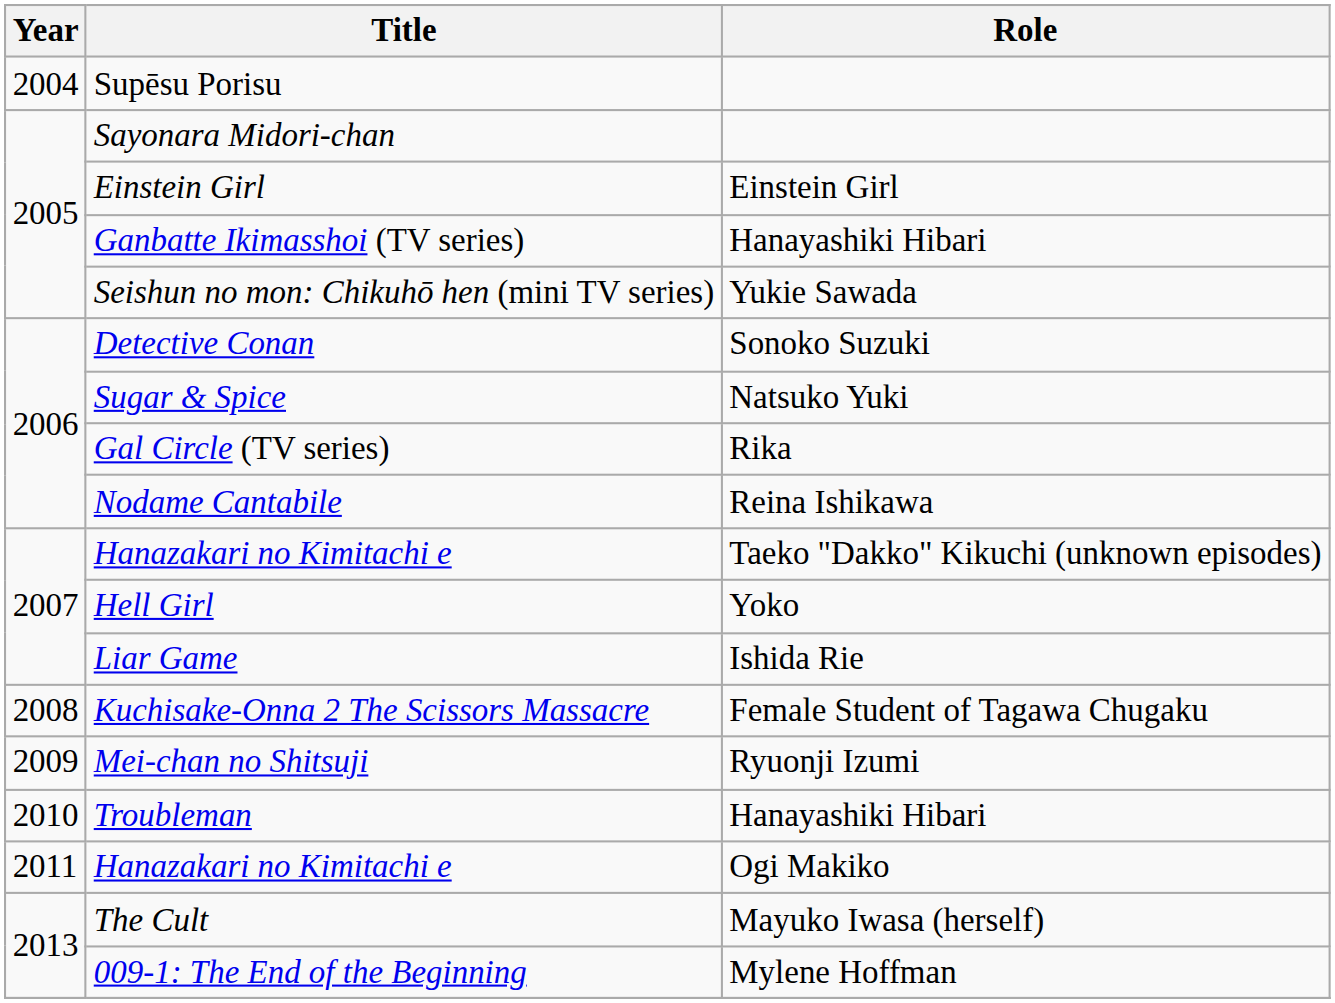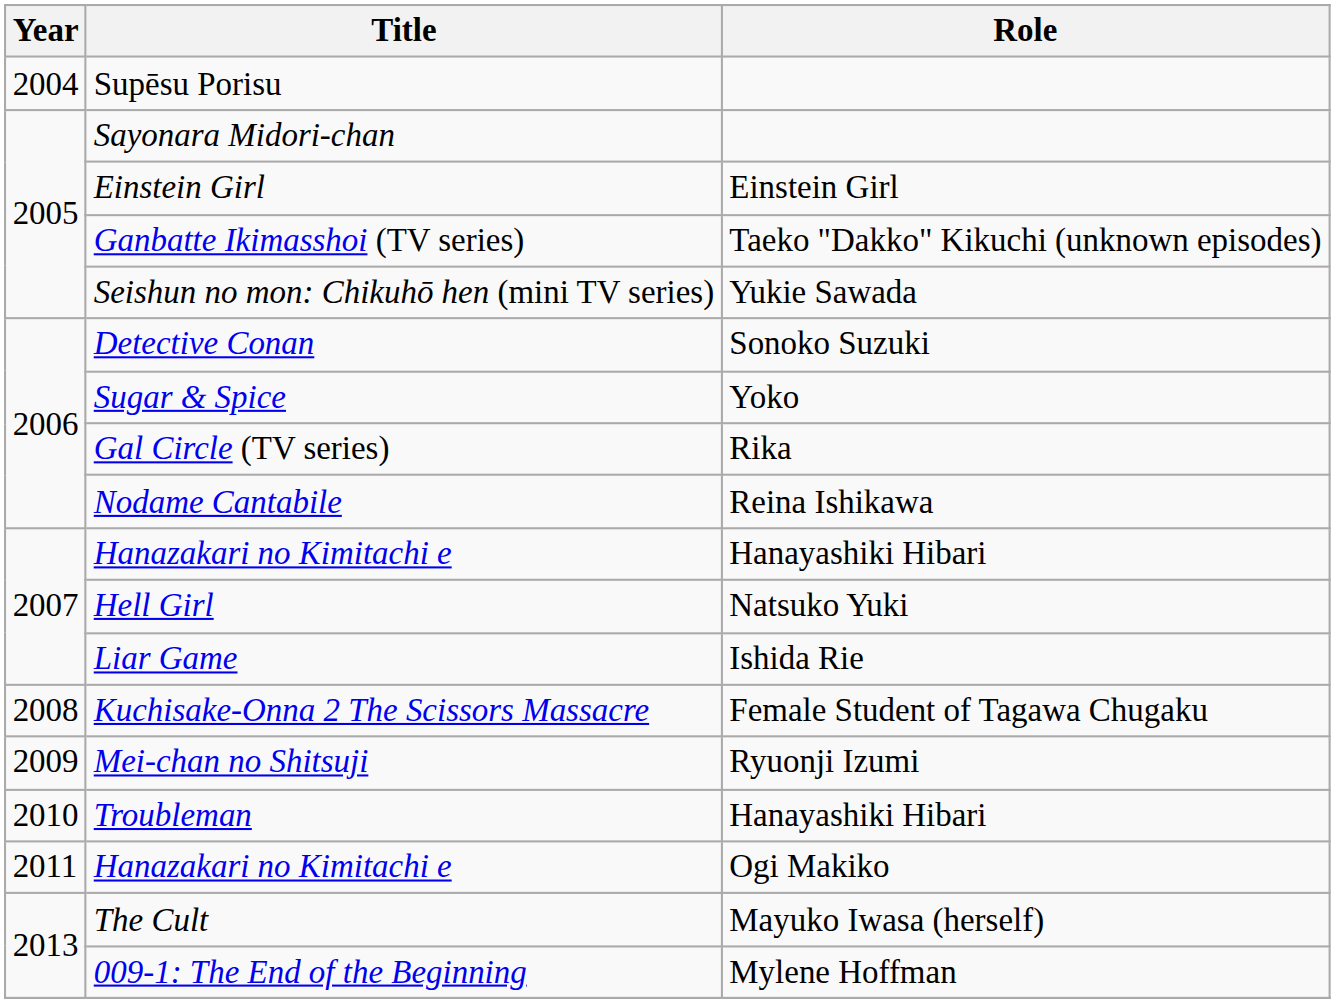(858, 239) Hanayashiki Hibari -> (1025, 239) Taeko "Dakko" Kikuchi (unknown episodes)
(819, 396) Natsuko Yuki -> (764, 396) Yoko
(1025, 553) Taeko "Dakko" Kikuchi (unknown episodes) -> (858, 553) Hanayashiki Hibari
(764, 605) Yoko -> (819, 605) Natsuko Yuki
